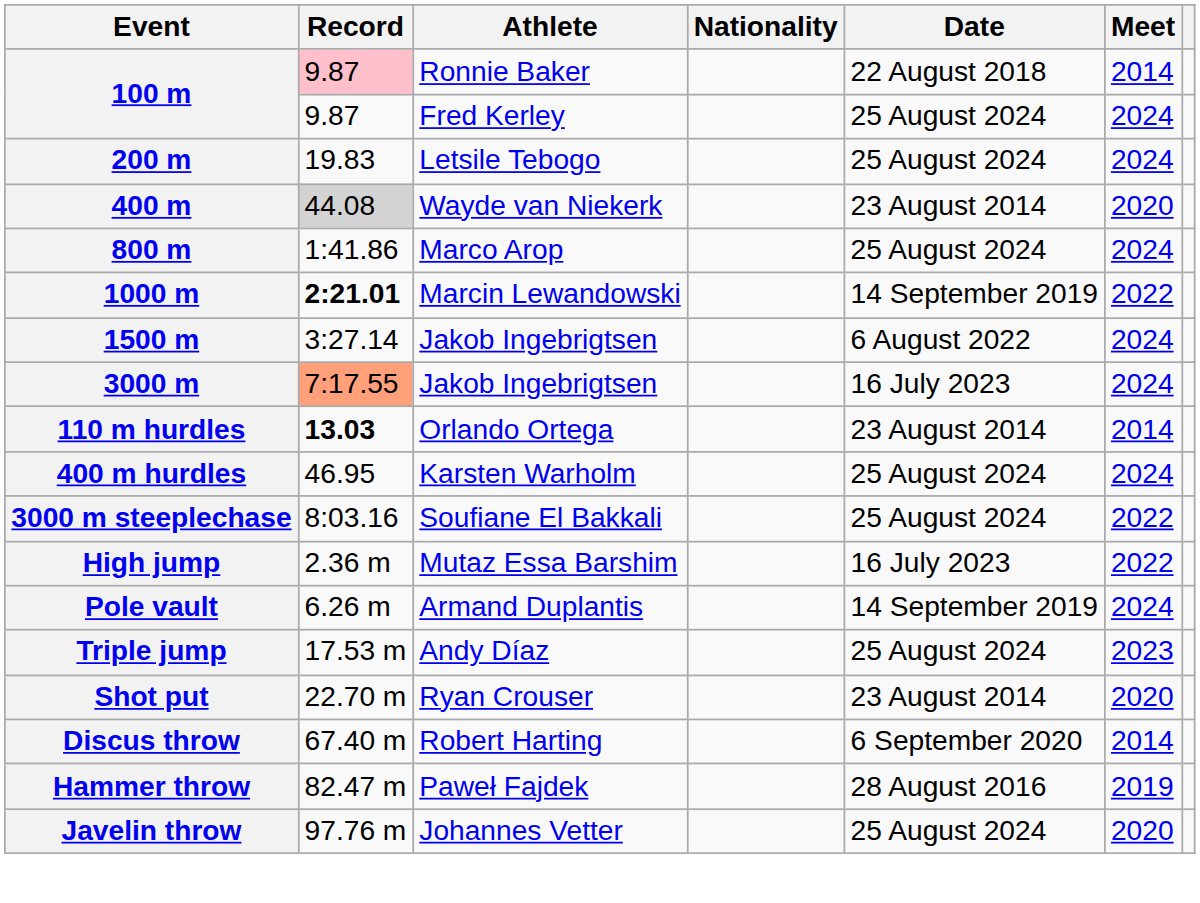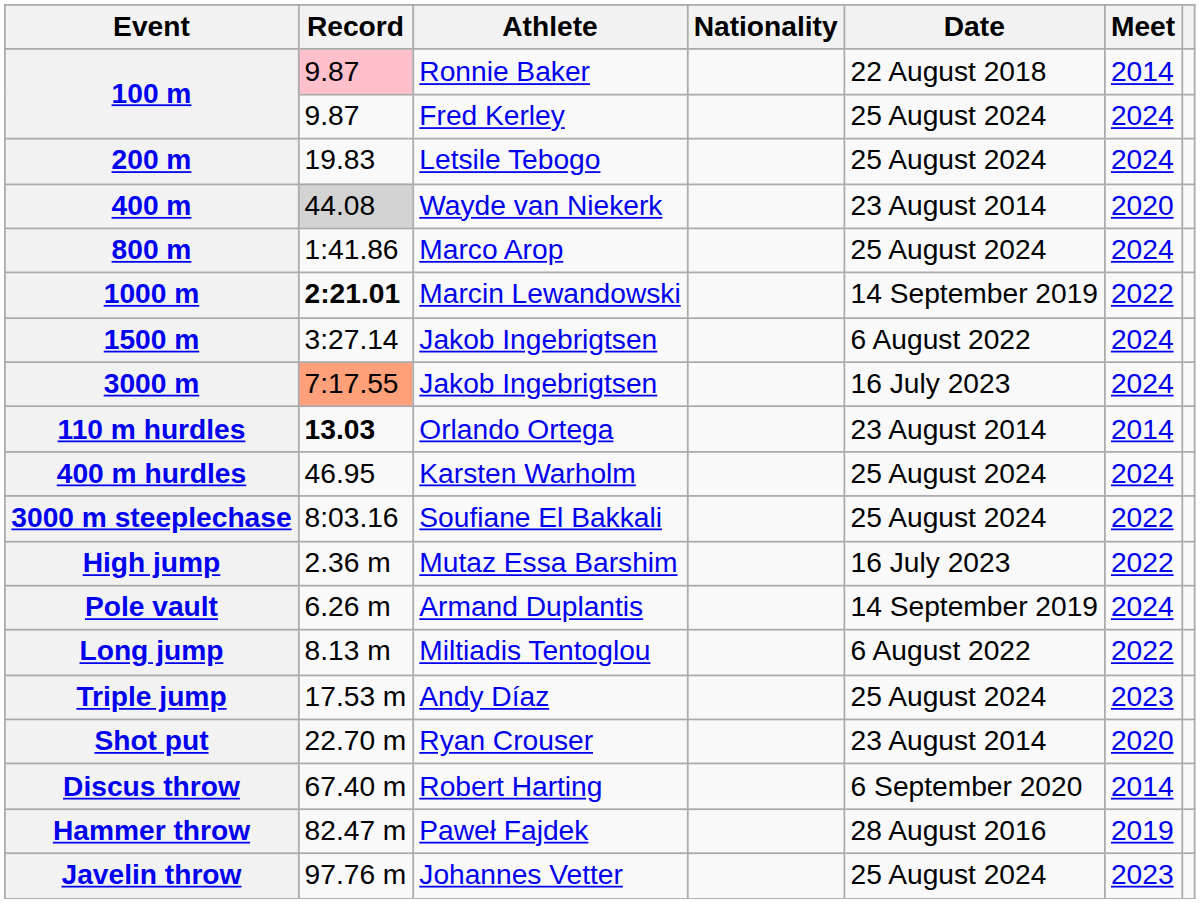+ row: (151, 652)
(1142, 830) 2020 -> (1142, 875) 2023
